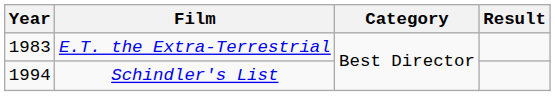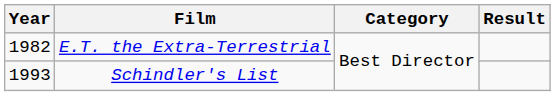(30, 47) 1983 -> (30, 47) 1982
(30, 76) 1994 -> (30, 76) 1993
